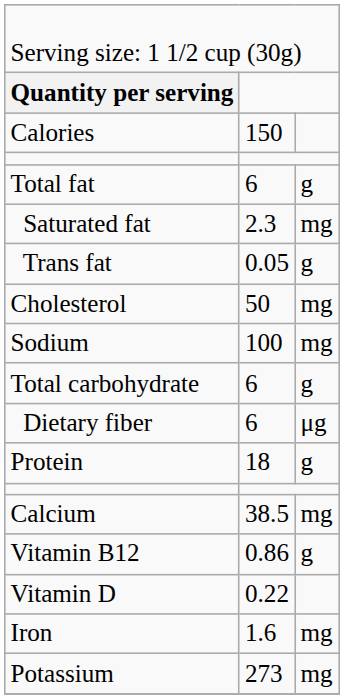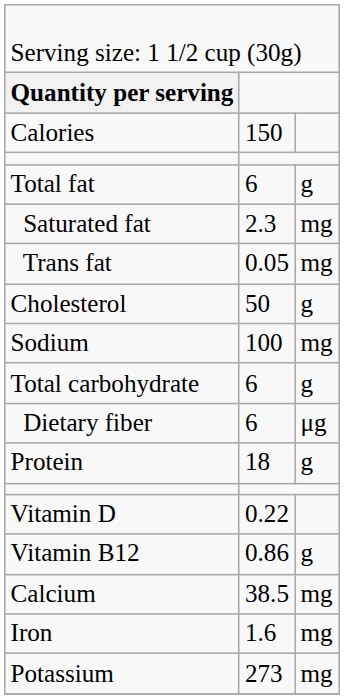(307, 263) g -> (317, 263) mg
(317, 303) mg -> (307, 303) g
rows swapped: (63, 593) <-> (53, 514)
